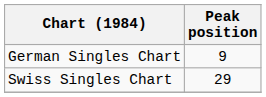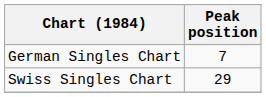(223, 56) 9 -> (223, 56) 7
